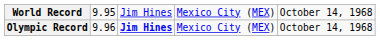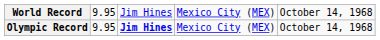(104, 28) 9.96 -> (104, 28) 9.95
